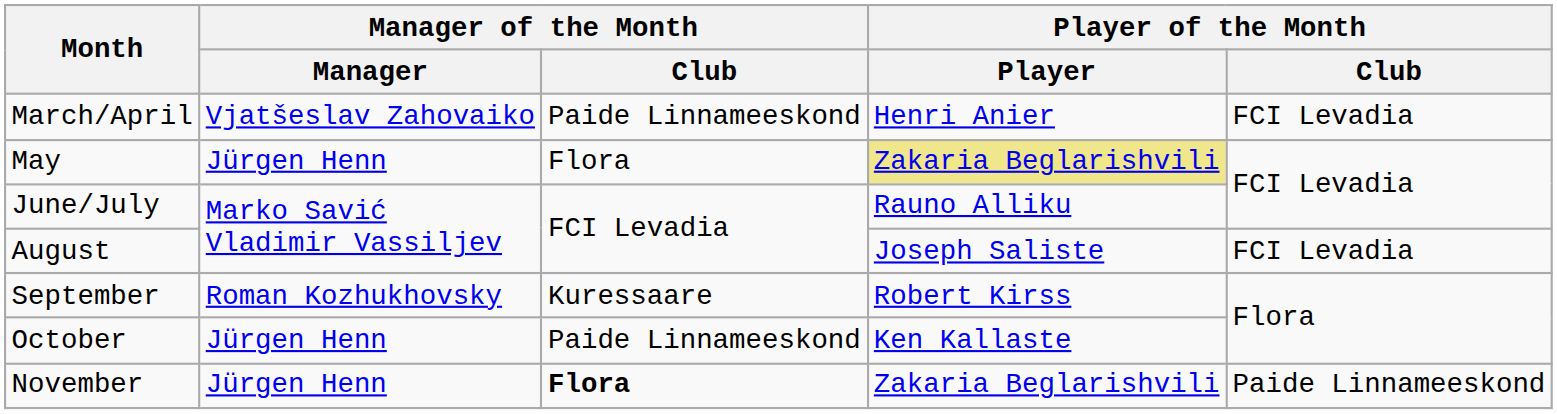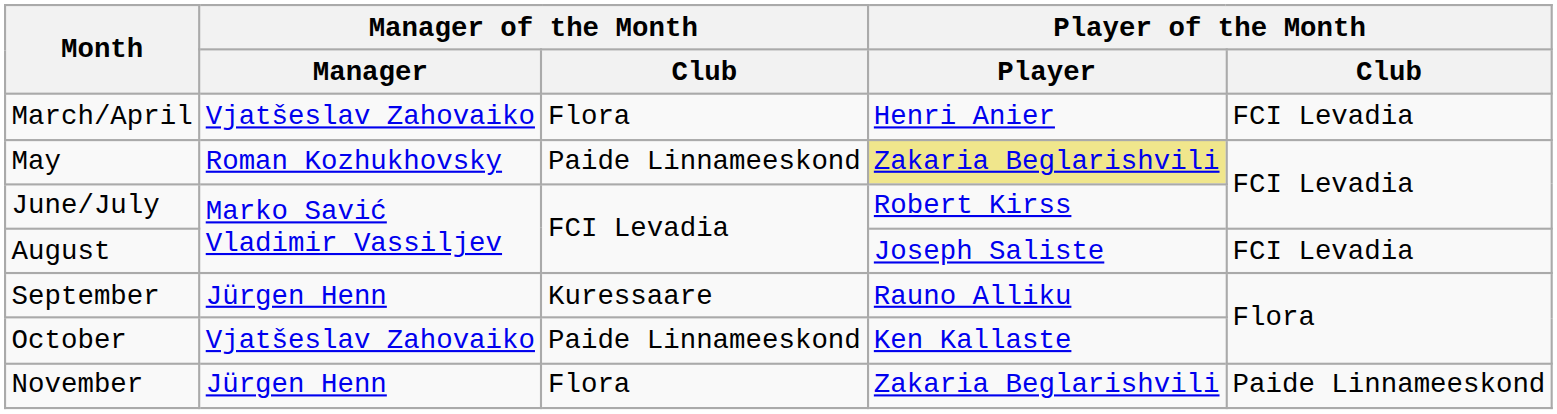(704, 117) Paide Linnameeskond -> (589, 117) Flora
(296, 162) Jürgen Henn -> (354, 162) Roman Kozhukhovsky
(589, 162) Flora -> (704, 162) Paide Linnameeskond
(973, 206) Rauno Alliku -> (973, 206) Robert Kirss
(354, 296) Roman Kozhukhovsky -> (296, 296) Jürgen Henn
(973, 296) Robert Kirss -> (973, 296) Rauno Alliku
(296, 340) Jürgen Henn -> (370, 340) Vjatšeslav Zahovaiko
(589, 385) bold -> (589, 385) normal
